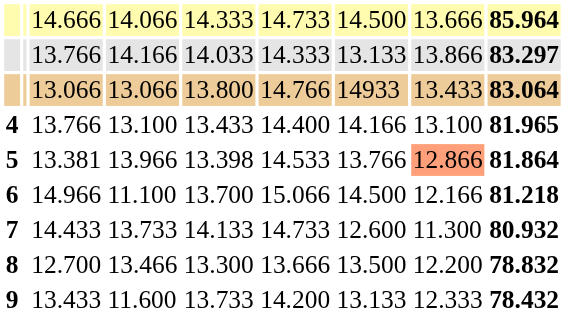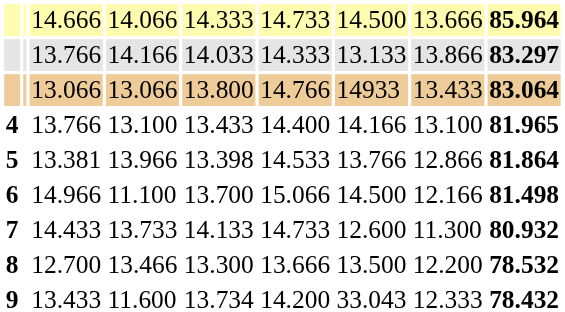(448, 159) lightsalmon background -> (448, 159) no background
(524, 194) 81.218 -> (524, 194) 81.498
(524, 264) 78.832 -> (524, 264) 78.532
(219, 299) 13.733 -> (219, 299) 13.734
(371, 299) 13.133 -> (371, 299) 33.043
